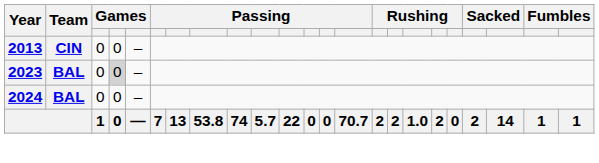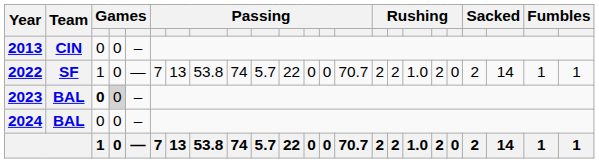+ row: (25, 72)
(100, 72) normal -> (100, 96) bold
